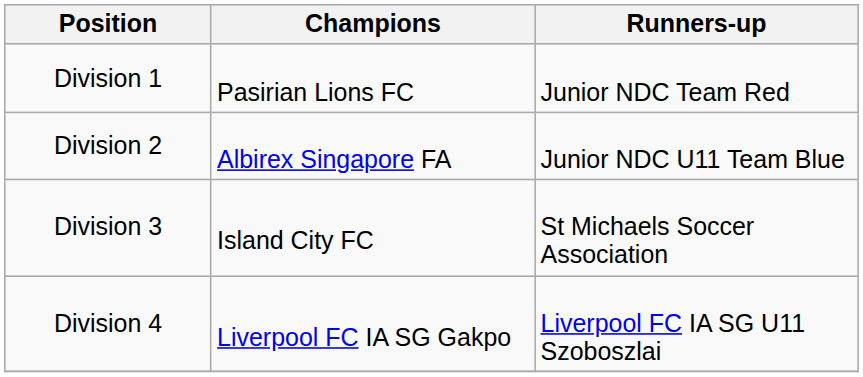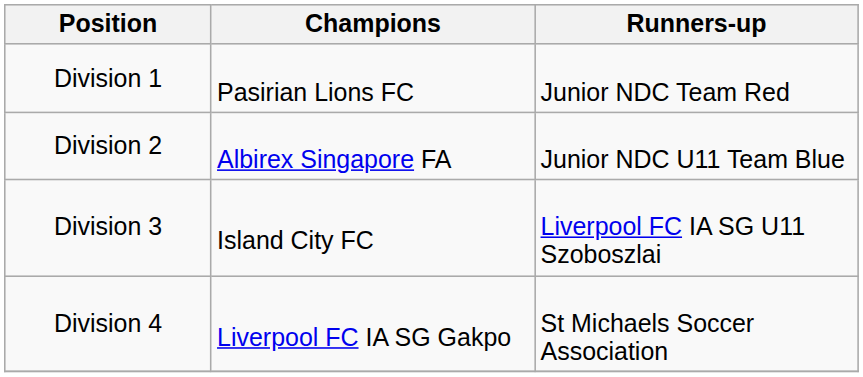(647, 241) St Michaels Soccer Association -> (673, 241) Liverpool FC IA SG U11 Szoboszlai
(673, 337) Liverpool FC IA SG U11 Szoboszlai -> (647, 337) St Michaels Soccer Association
